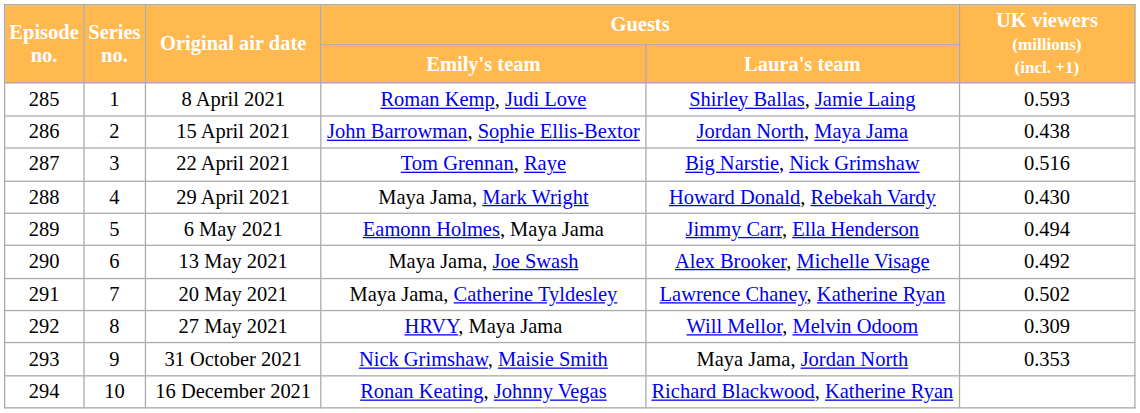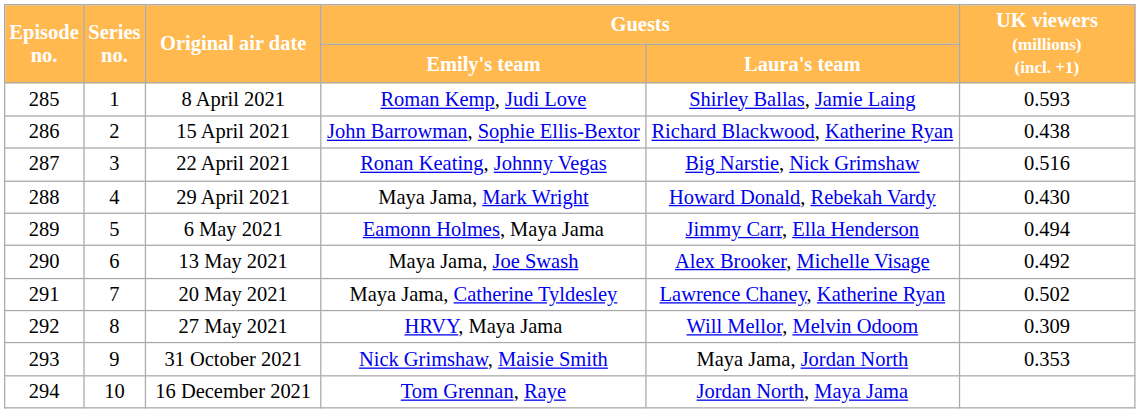(802, 131) Jordan North, Maya Jama -> (802, 131) Richard Blackwood, Katherine Ryan
(483, 164) Tom Grennan, Raye -> (483, 164) Ronan Keating, Johnny Vegas
(483, 391) Ronan Keating, Johnny Vegas -> (483, 391) Tom Grennan, Raye
(802, 391) Richard Blackwood, Katherine Ryan -> (802, 391) Jordan North, Maya Jama
